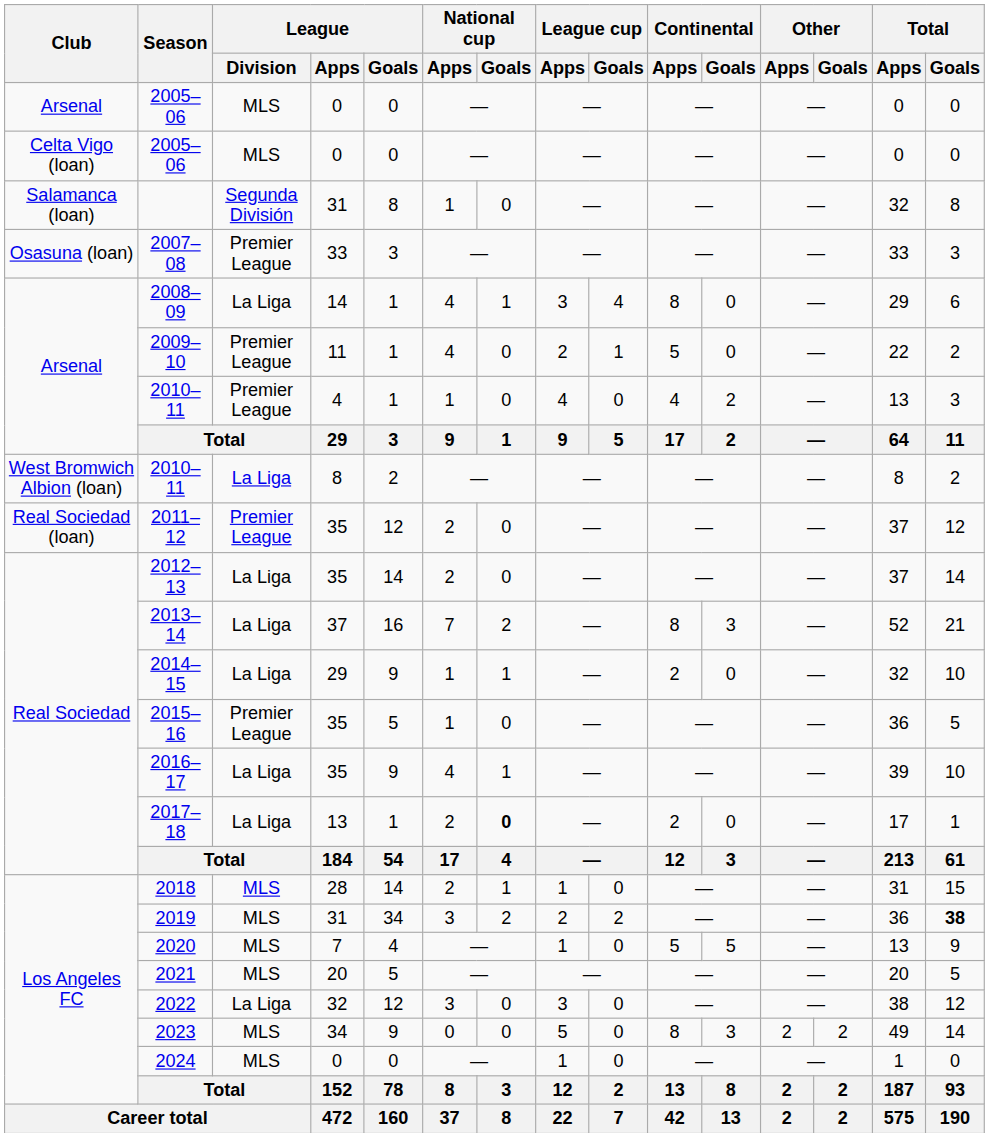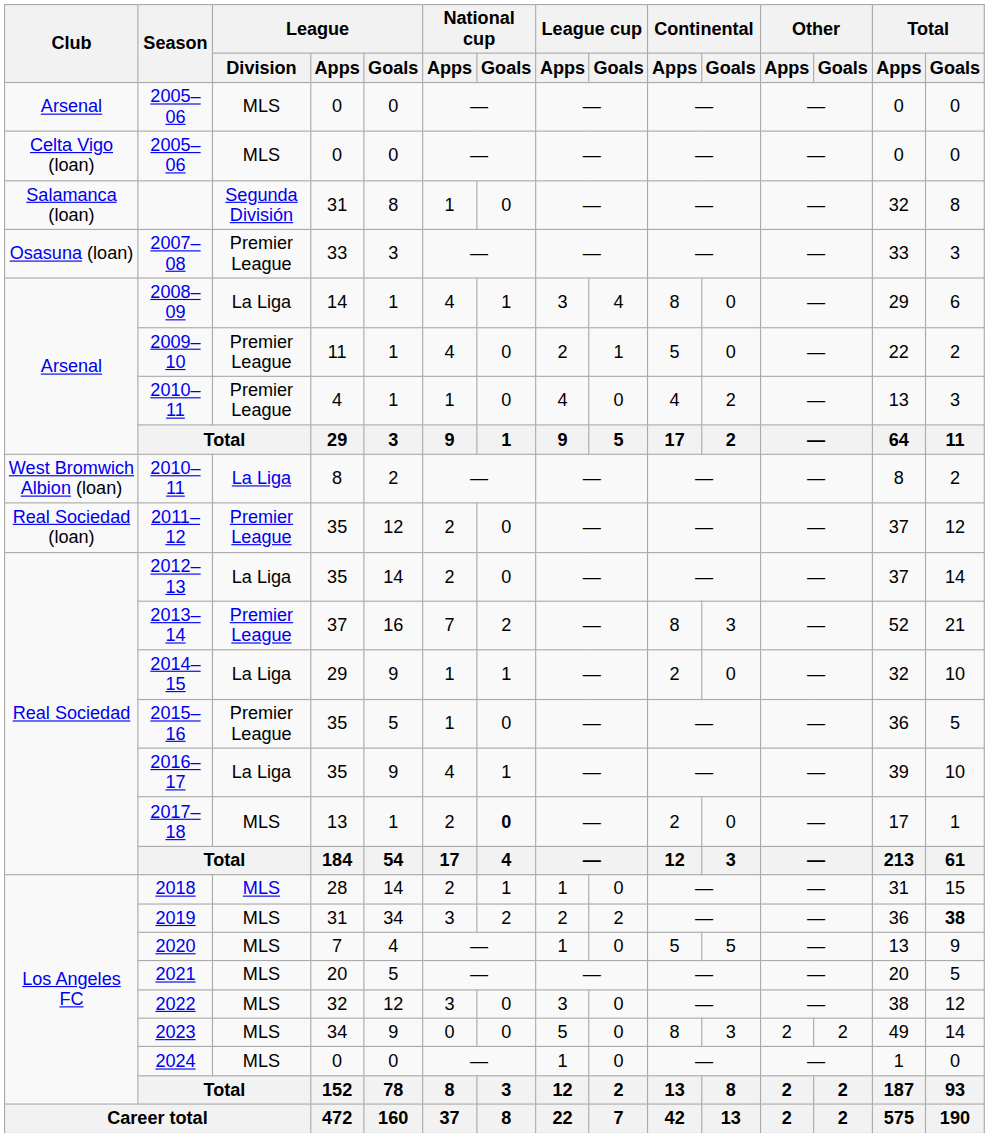(261, 625) La Liga -> (261, 625) Premier League
(261, 821) La Liga -> (261, 821) MLS
(261, 1003) La Liga -> (261, 1003) MLS
